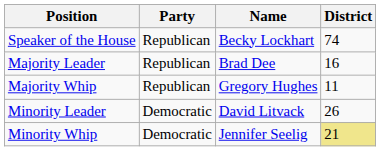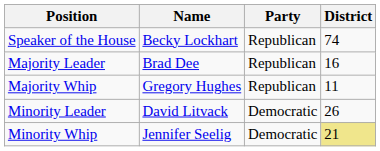columns swapped: (268, 16) <-> (177, 16)
